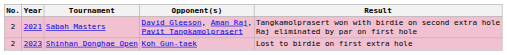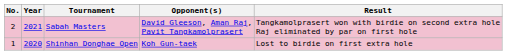(13, 44) 2 -> (13, 44) 1
(33, 44) 2023 -> (33, 44) 2020
